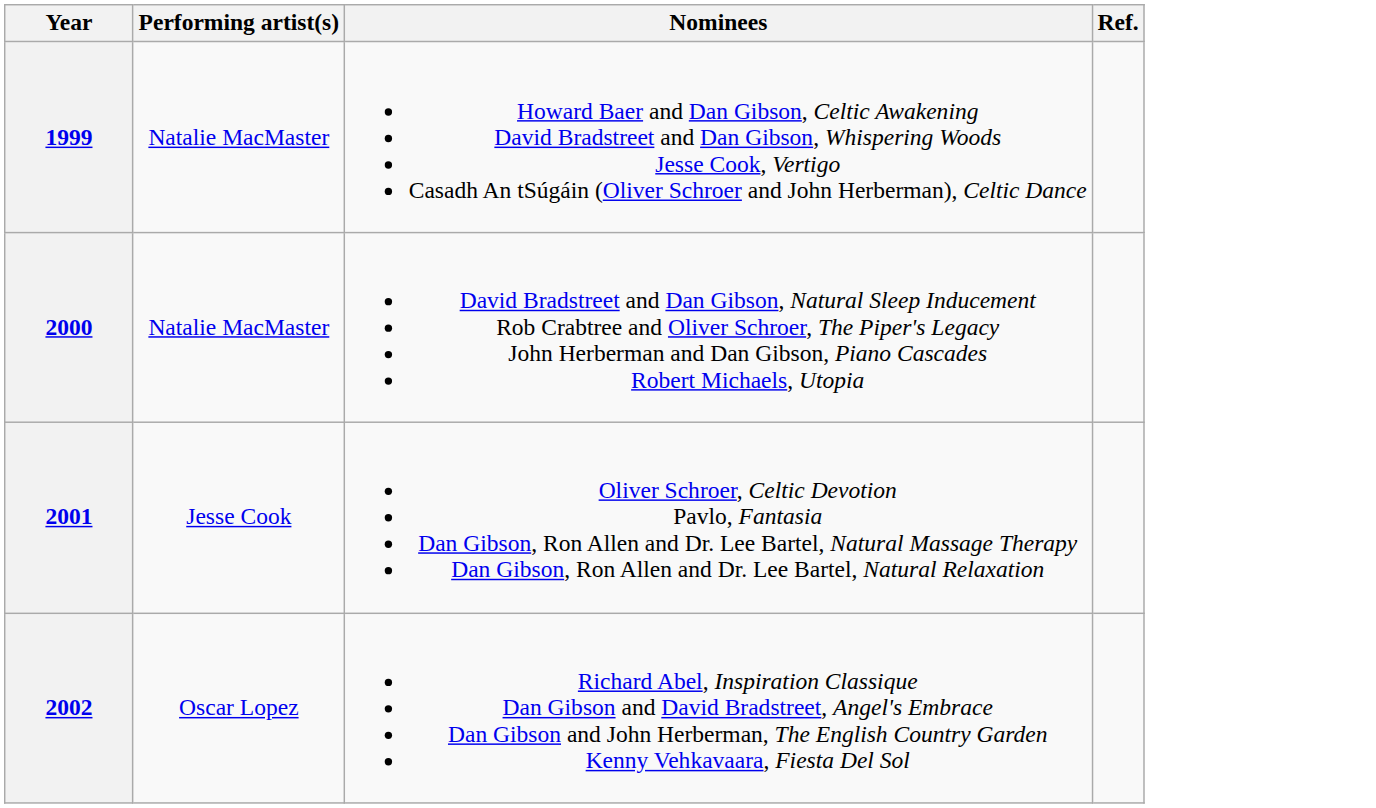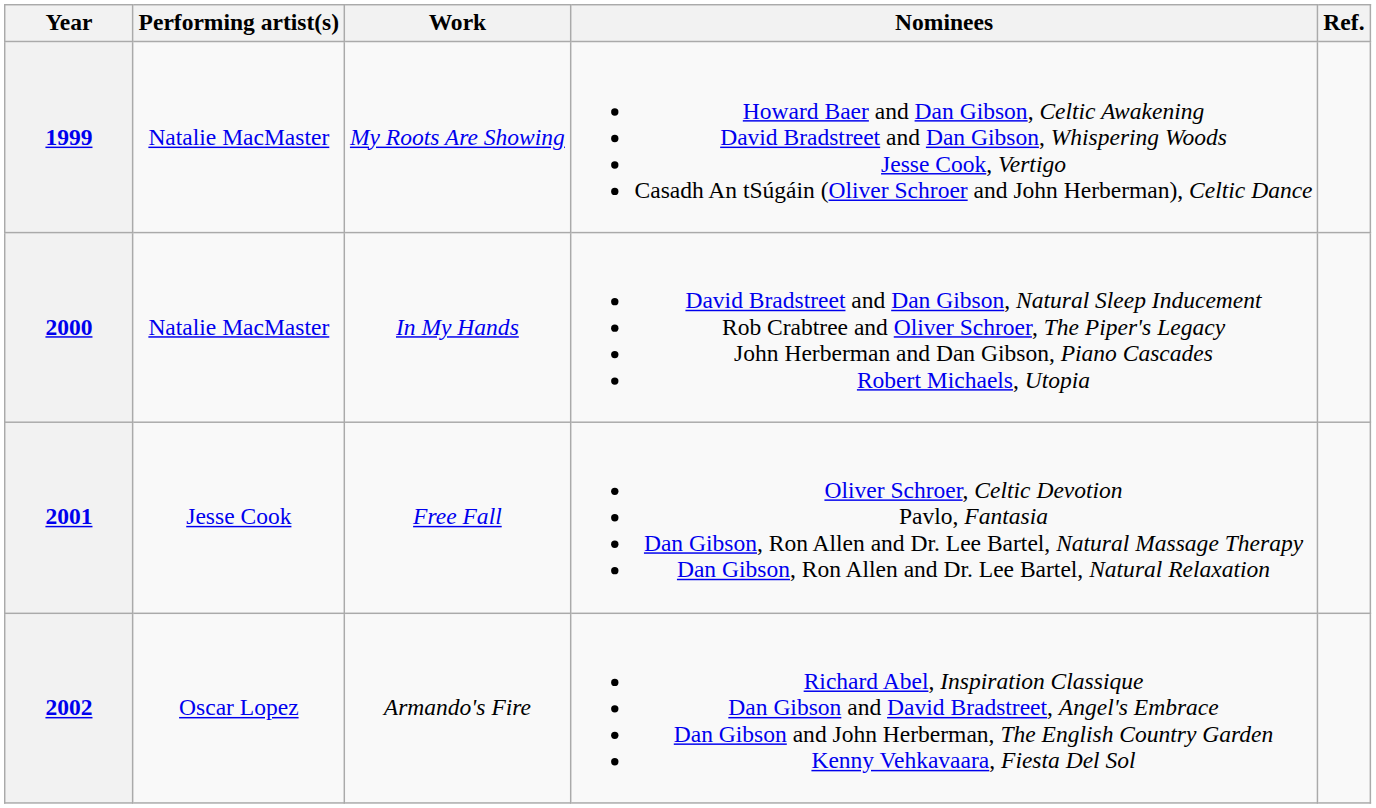+ column: (457, 23)
